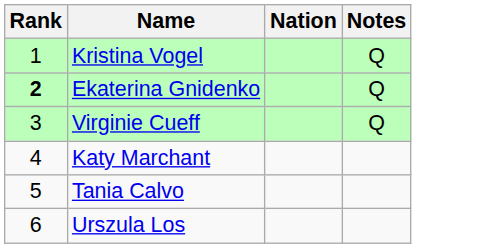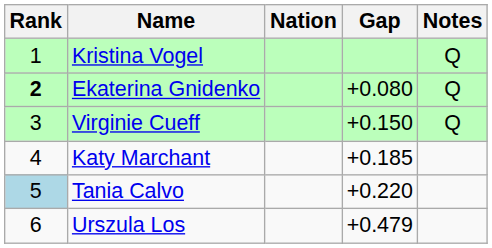+ column: (380, 21)
(36, 191) no background -> (36, 191) lightblue background
